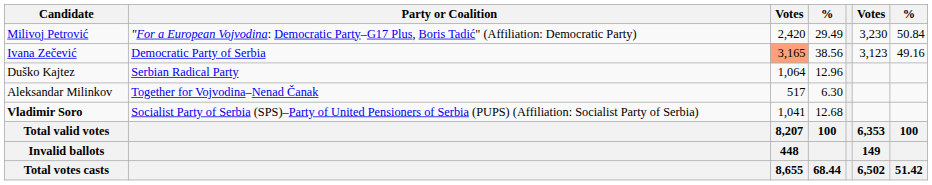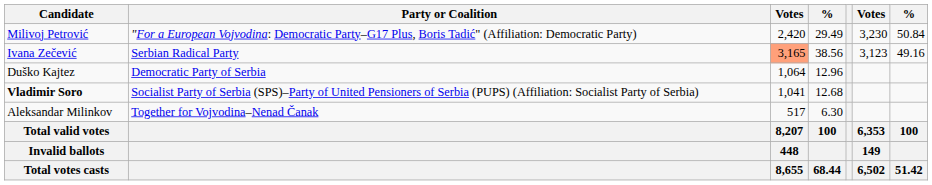(198, 53) Democratic Party of Serbia -> (185, 53) Serbian Radical Party
(185, 72) Serbian Radical Party -> (198, 72) Democratic Party of Serbia
rows swapped: (45, 111) <-> (60, 92)
